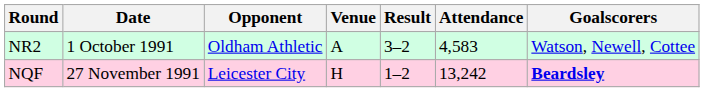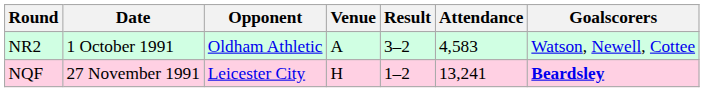(463, 73) 13,242 -> (463, 73) 13,241
